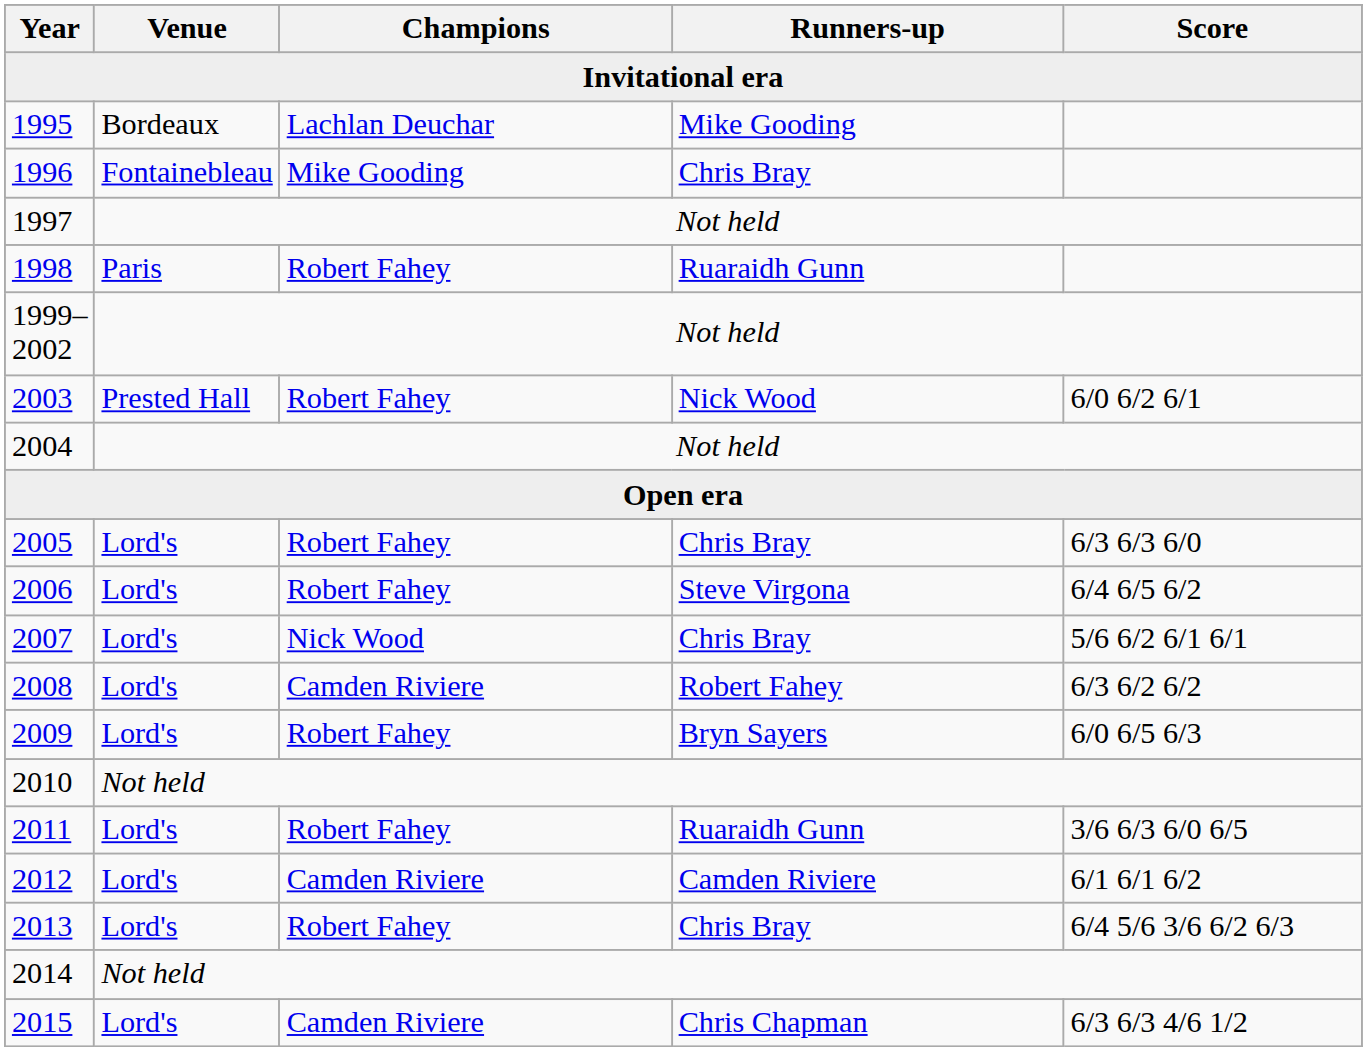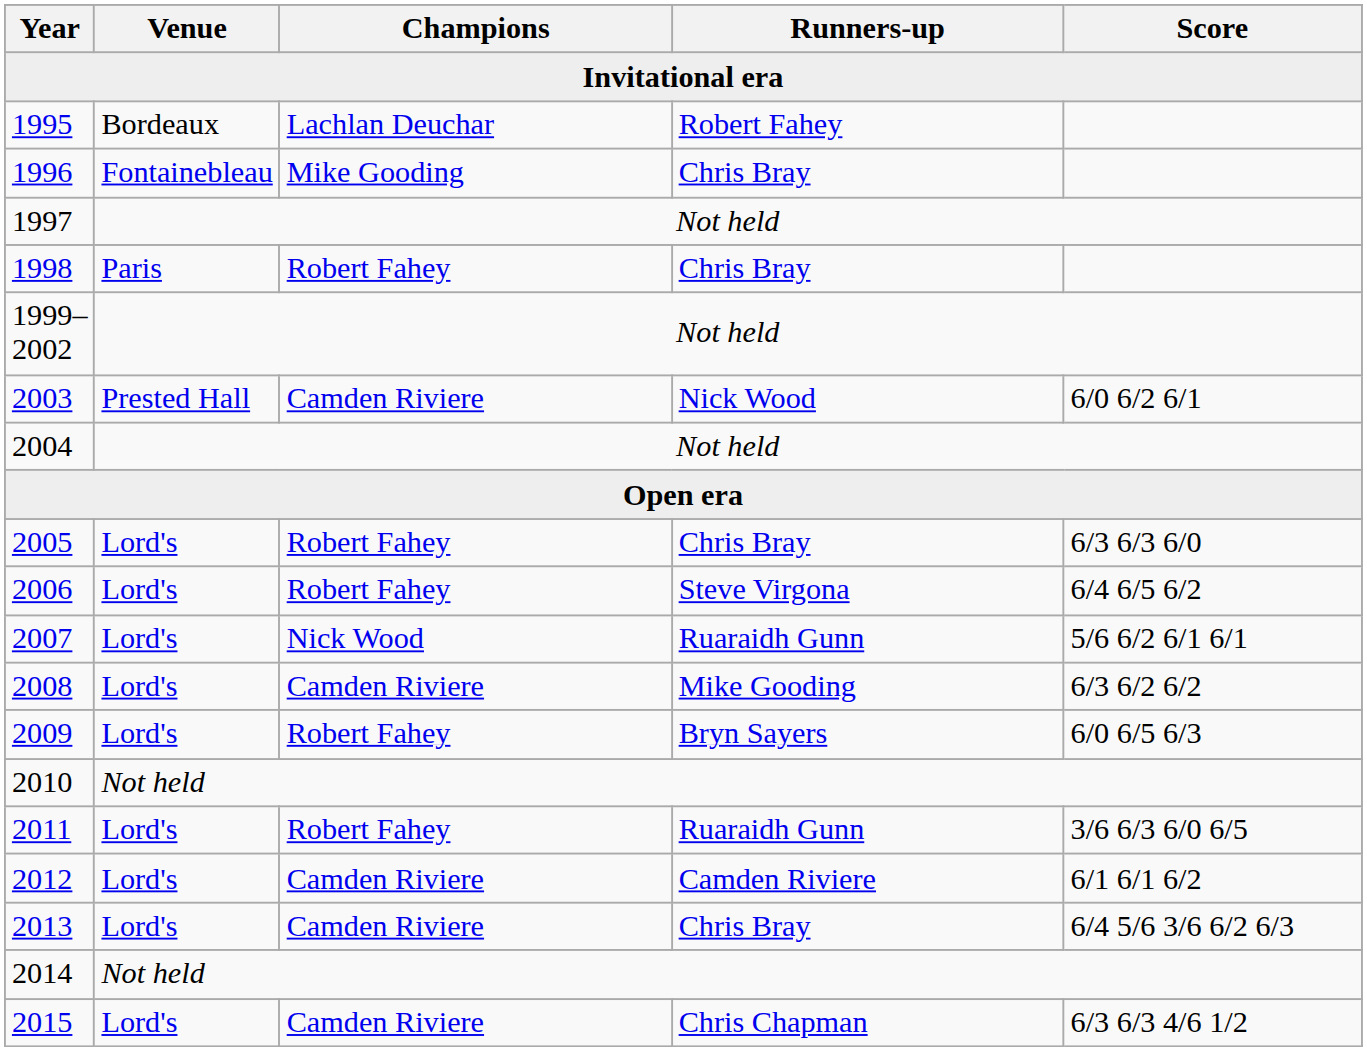(767, 124) Mike Gooding -> (761, 124) Robert Fahey
(771, 268) Ruaraidh Gunn -> (745, 268) Chris Bray
(369, 398) Robert Fahey -> (385, 398) Camden Riviere
(745, 638) Chris Bray -> (771, 638) Ruaraidh Gunn
(761, 685) Robert Fahey -> (767, 685) Mike Gooding
(369, 925) Robert Fahey -> (385, 925) Camden Riviere
